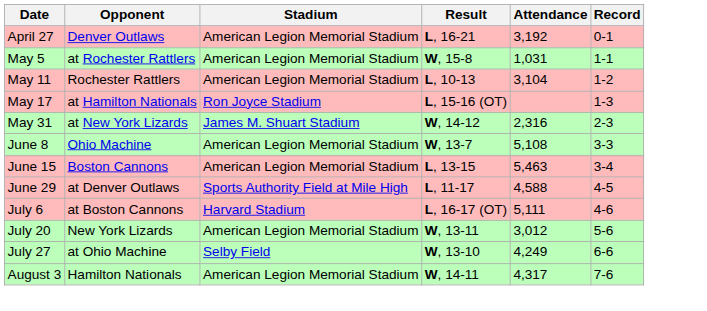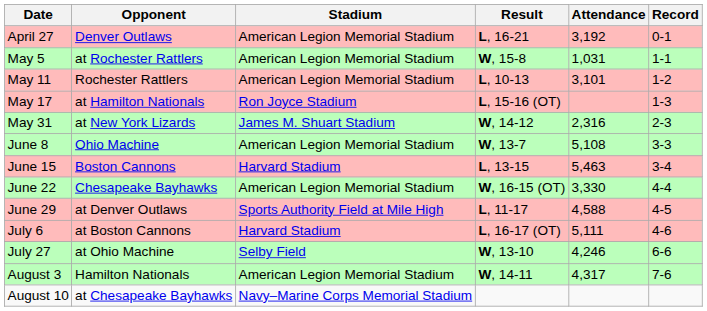(530, 79) 3,104 -> (589, 79) 3,101
(311, 166) American Legion Memorial Stadium -> (290, 166) Harvard Stadium
+ row: (32, 187)
- row: (29, 230)
(530, 252) 4,249 -> (589, 252) 4,246
+ row: (38, 295)
